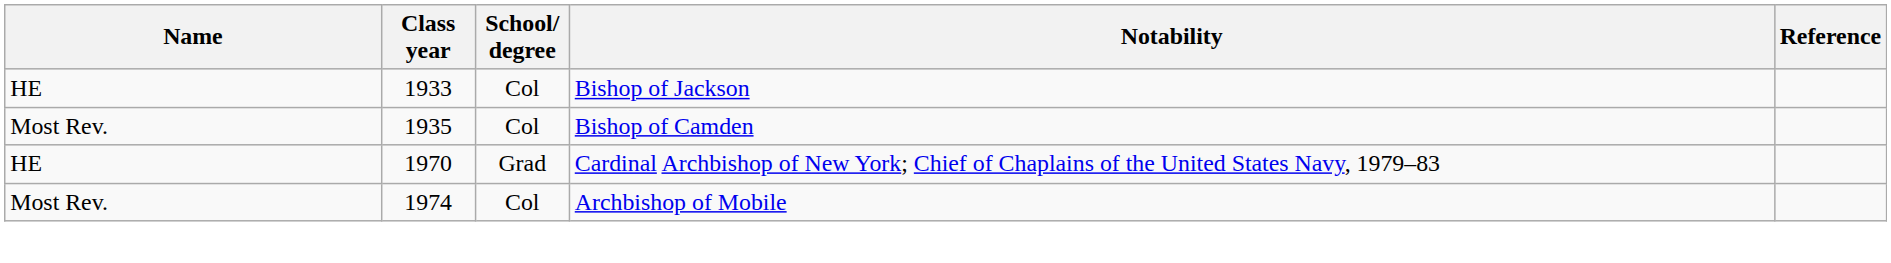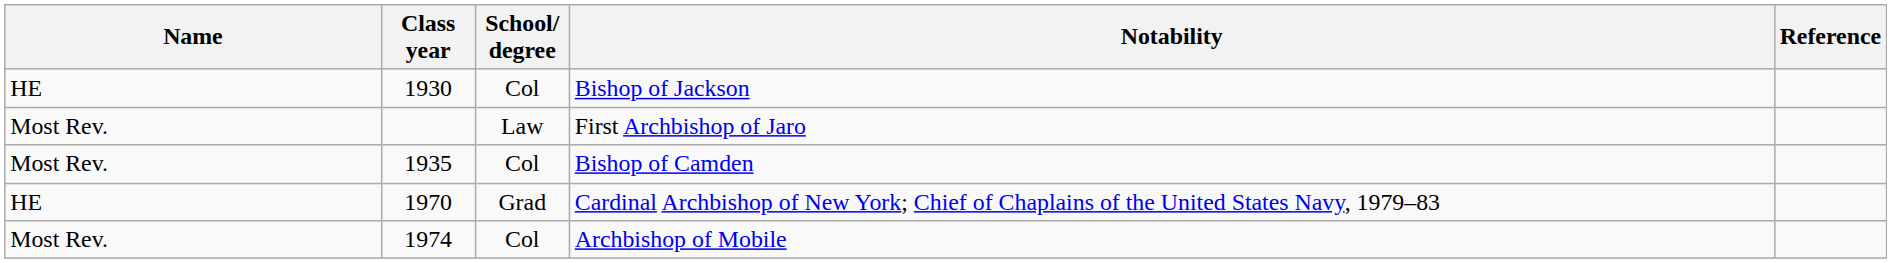(428, 88) 1933 -> (428, 88) 1930
+ row: (690, 125)
